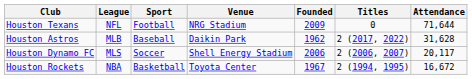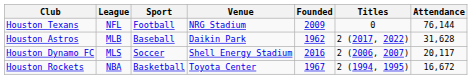(439, 25) 71,644 -> (439, 25) 76,144
(315, 53) 2006 -> (315, 53) 2016
